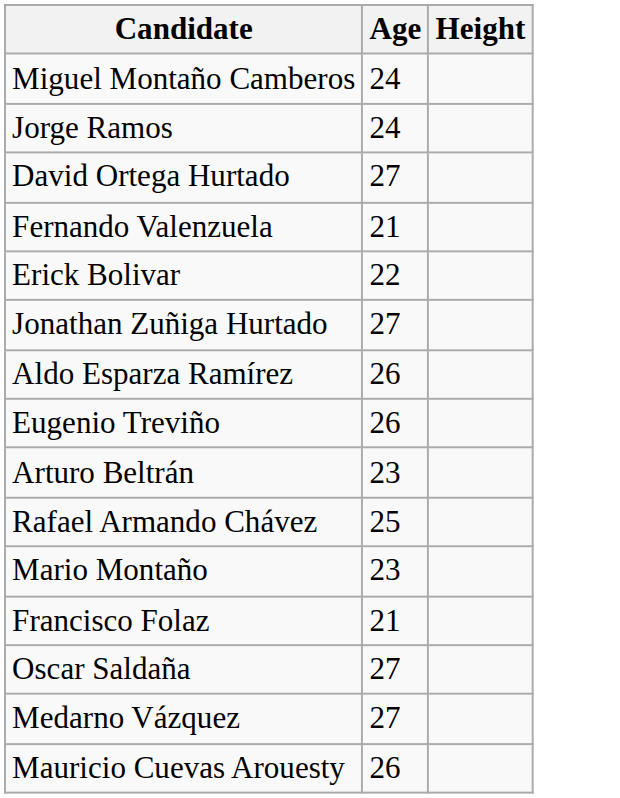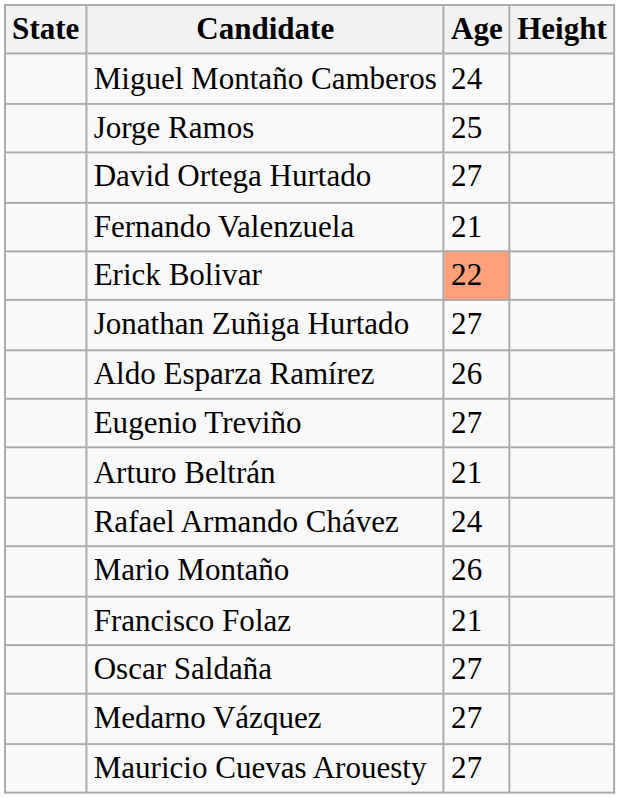+ column: (46, 29)
(385, 127) 24 -> (467, 127) 25
(385, 275) no background -> (467, 275) lightsalmon background
(385, 422) 26 -> (467, 422) 27
(385, 472) 23 -> (467, 472) 21
(385, 521) 25 -> (467, 521) 24
(385, 570) 23 -> (467, 570) 26
(385, 767) 26 -> (467, 767) 27
